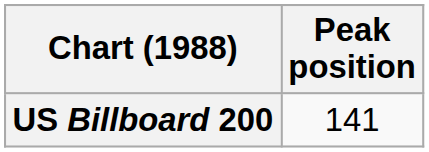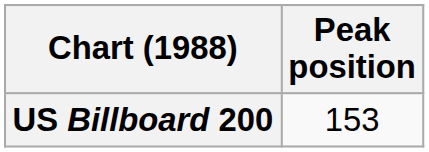(352, 119) 141 -> (352, 119) 153
